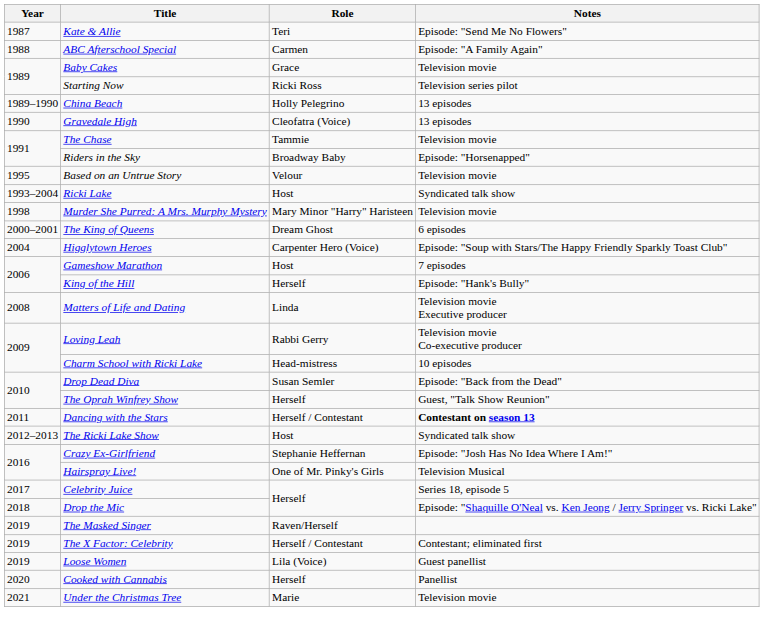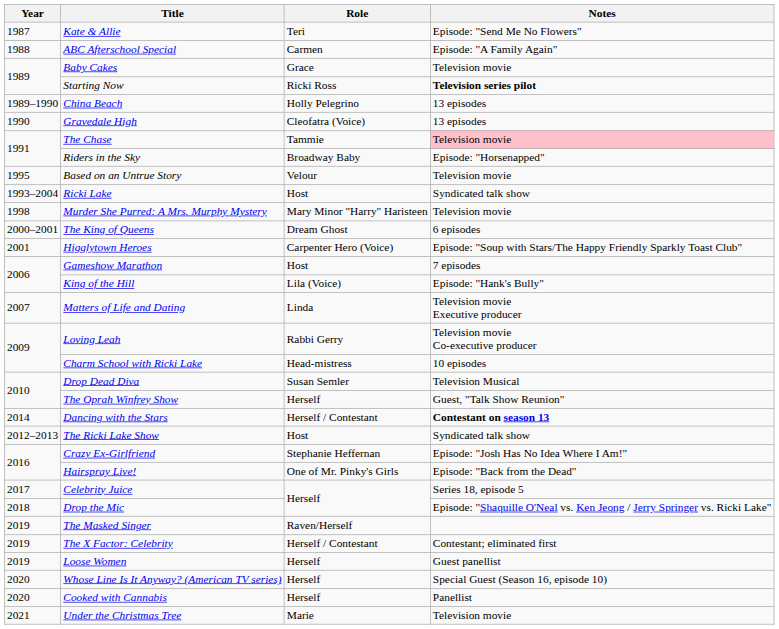(468, 85) normal -> (484, 85) bold
(457, 139) no background -> (472, 139) pink background
(18, 247) 2004 -> (18, 247) 2001
(289, 283) Herself -> (314, 283) Lila (Voice)
(18, 308) 2008 -> (18, 308) 2007
(490, 381) Episode: "Back from the Dead" -> (476, 381) Television Musical
(18, 417) 2011 -> (18, 417) 2014
(461, 471) Television Musical -> (505, 471) Episode: "Back from the Dead"
(299, 561) Lila (Voice) -> (304, 561) Herself
+ row: (172, 579)
